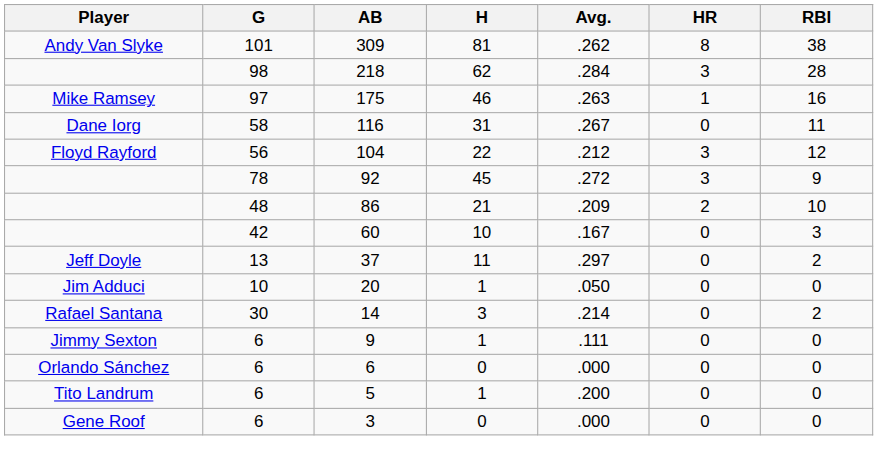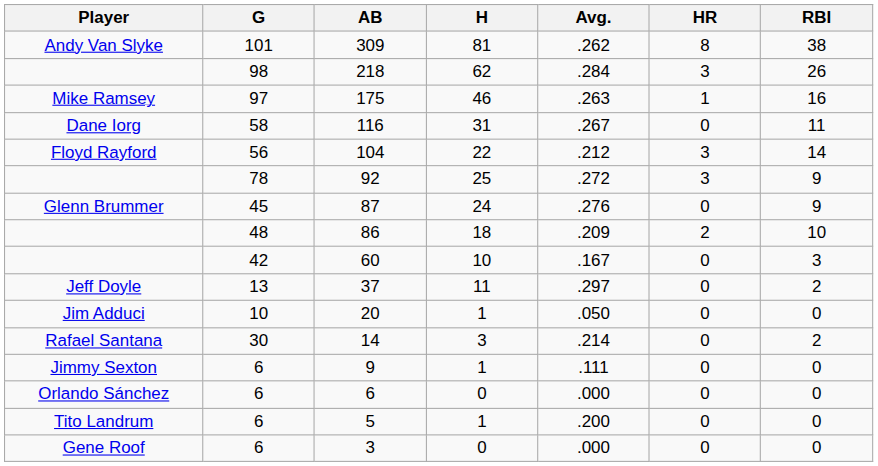(817, 71) 28 -> (817, 71) 26
(817, 152) 12 -> (817, 152) 14
(482, 179) 45 -> (482, 179) 25
+ row: (370, 206)
(482, 206) 21 -> (482, 233) 18
